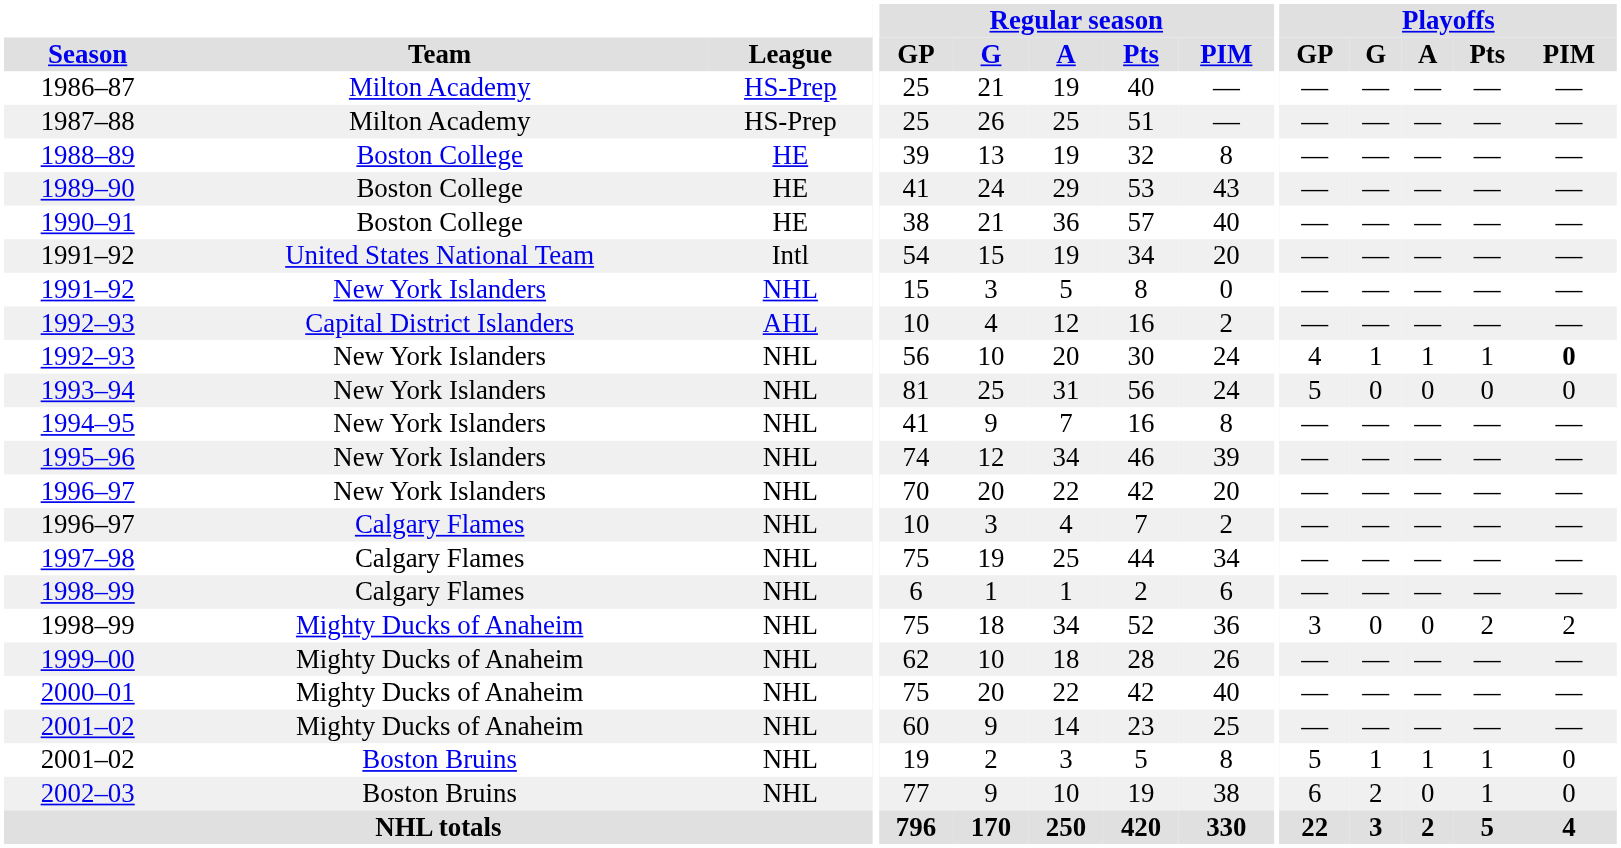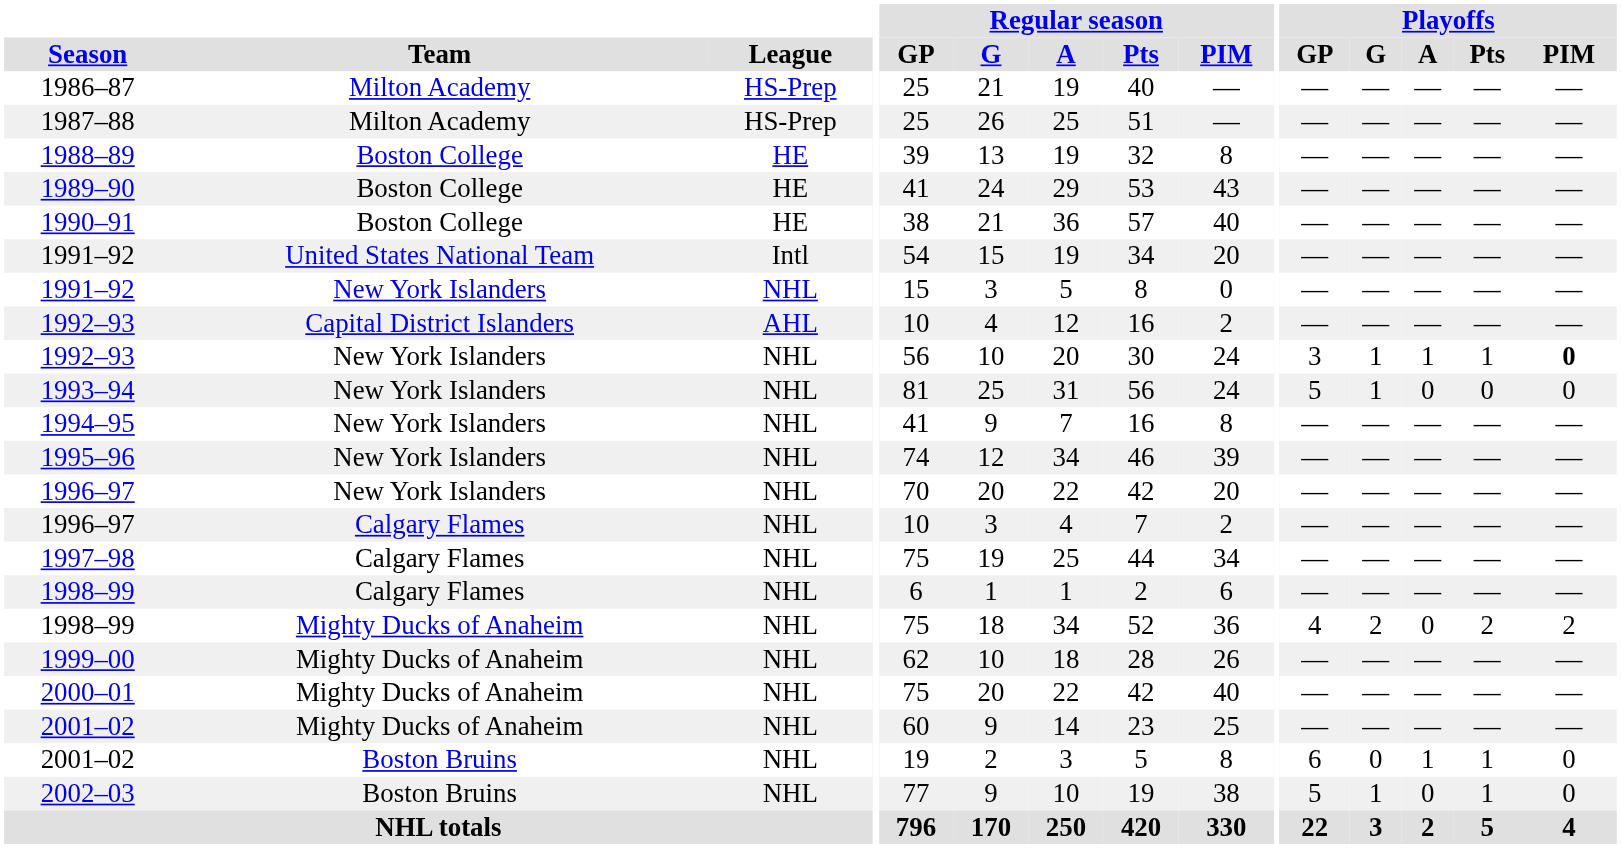(1315, 356) 4 -> (1315, 356) 3
(1376, 390) 0 -> (1376, 390) 1
(1315, 625) 3 -> (1315, 625) 4
(1376, 625) 0 -> (1376, 625) 2
(1315, 759) 5 -> (1315, 759) 6
(1376, 759) 1 -> (1376, 759) 0
(1315, 793) 6 -> (1315, 793) 5
(1376, 793) 2 -> (1376, 793) 1
